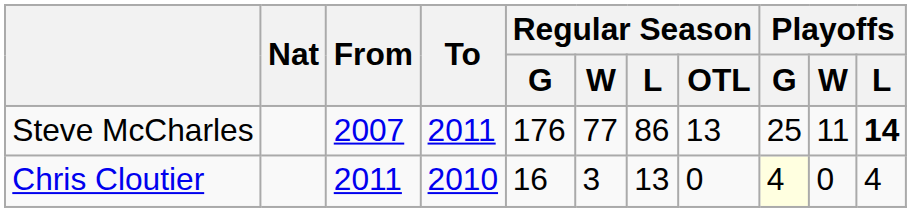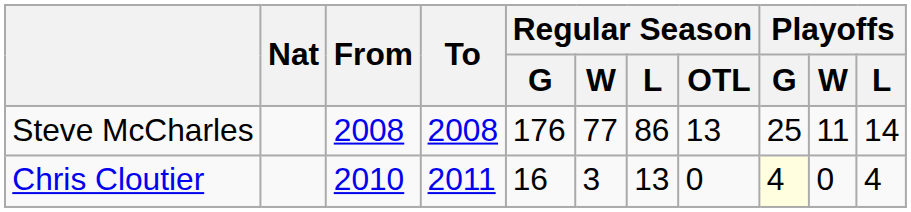(369, 130) 2007 -> (369, 130) 2008
(462, 130) 2011 -> (463, 130) 2008
(882, 130) bold -> (882, 130) normal
(368, 180) 2011 -> (369, 180) 2010
(463, 180) 2010 -> (462, 180) 2011
